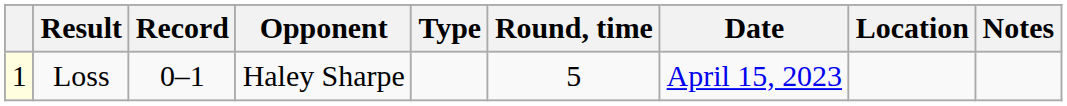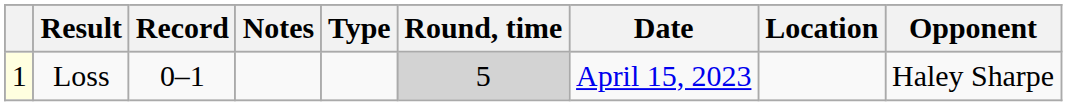columns swapped: (324, 28) <-> (1018, 28)
(574, 75) no background -> (483, 75) lightgrey background
